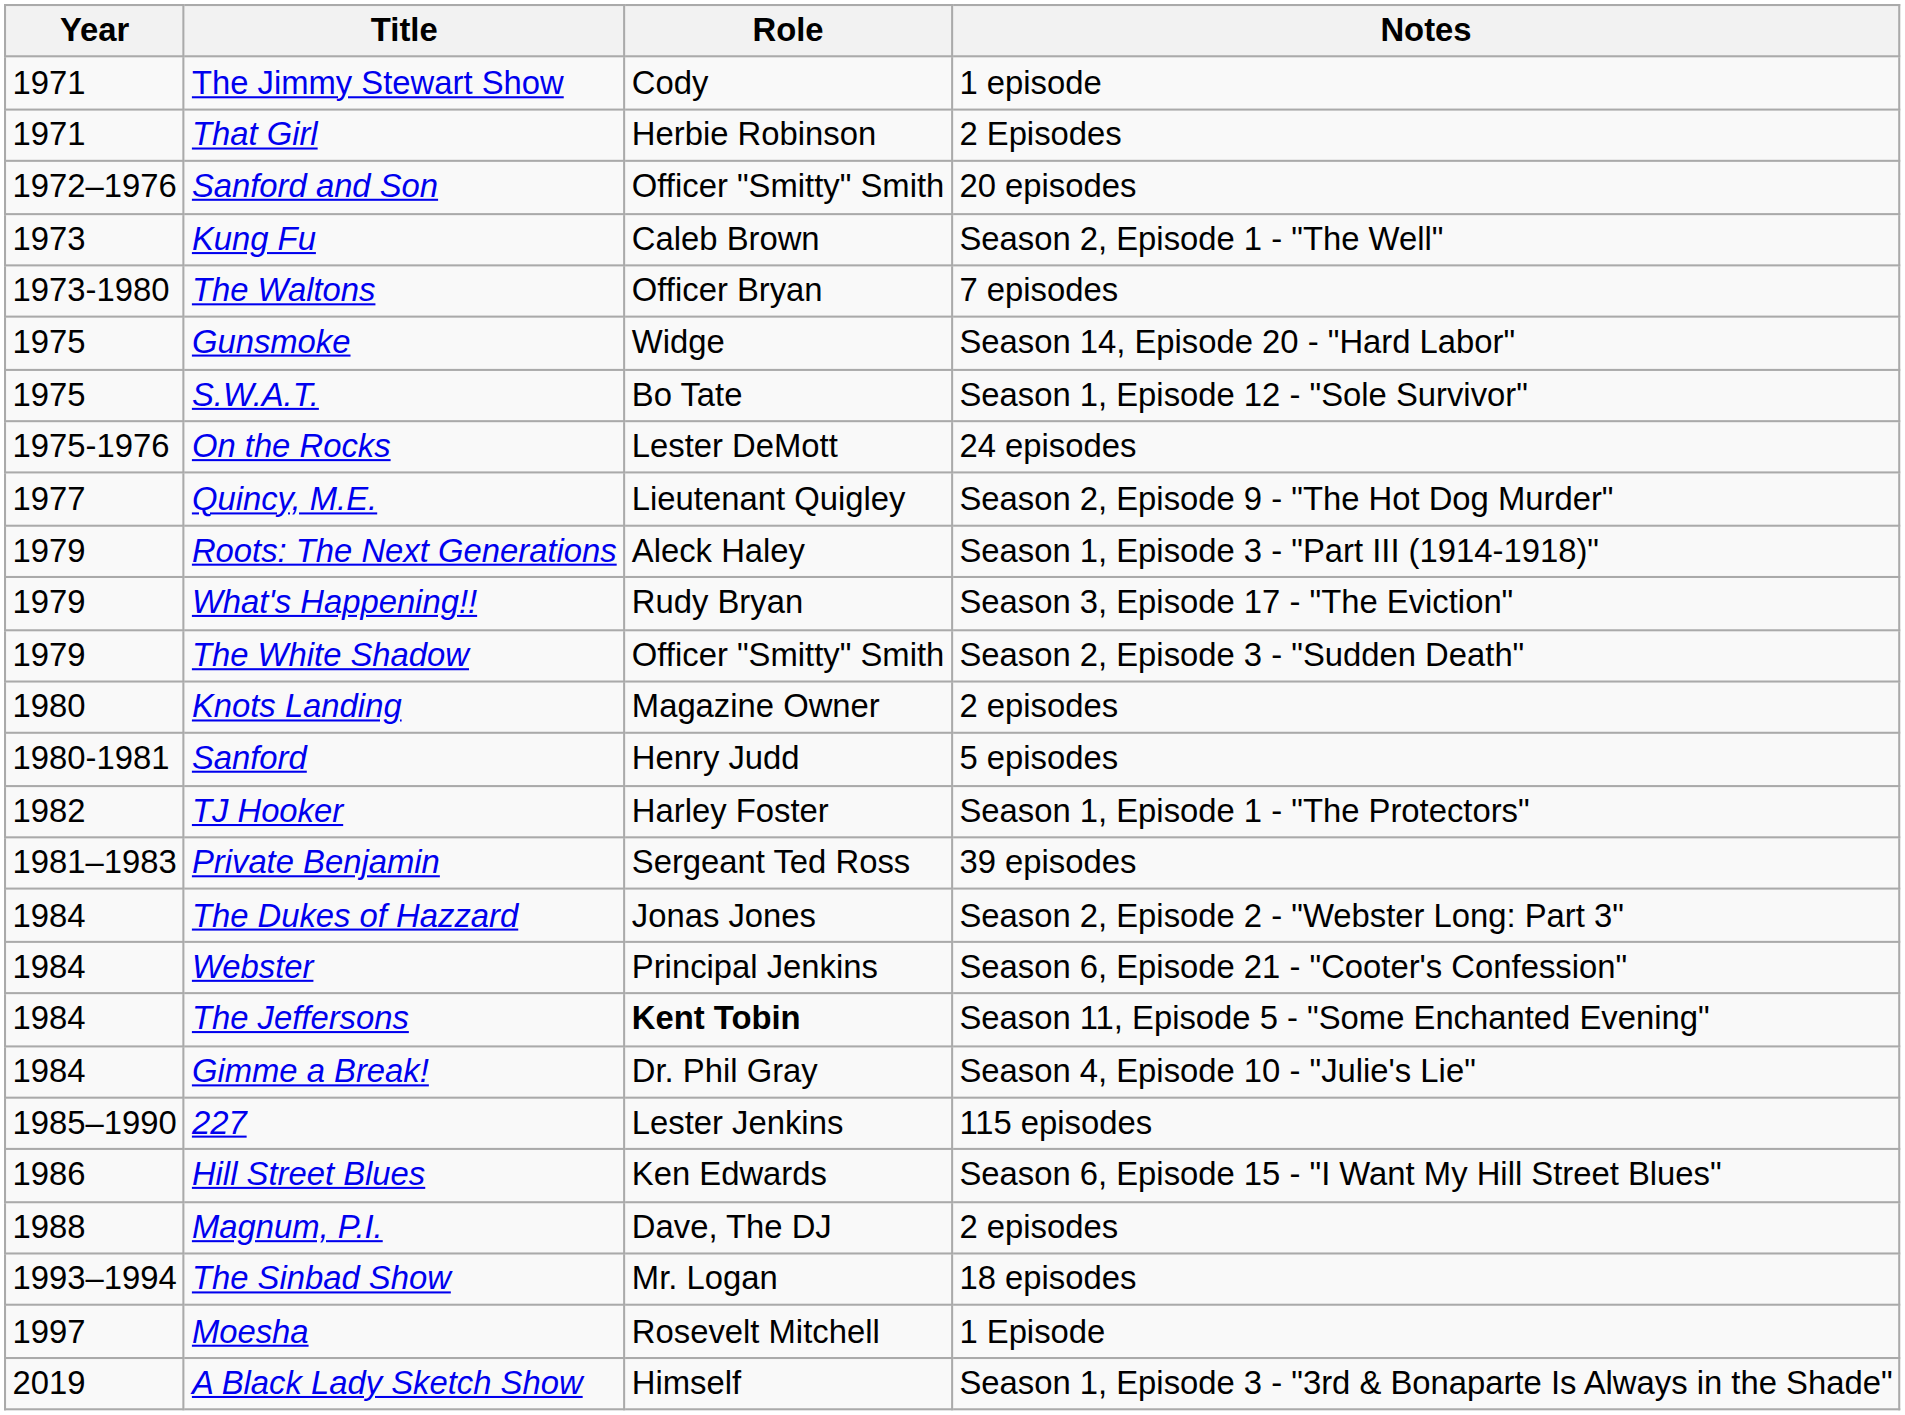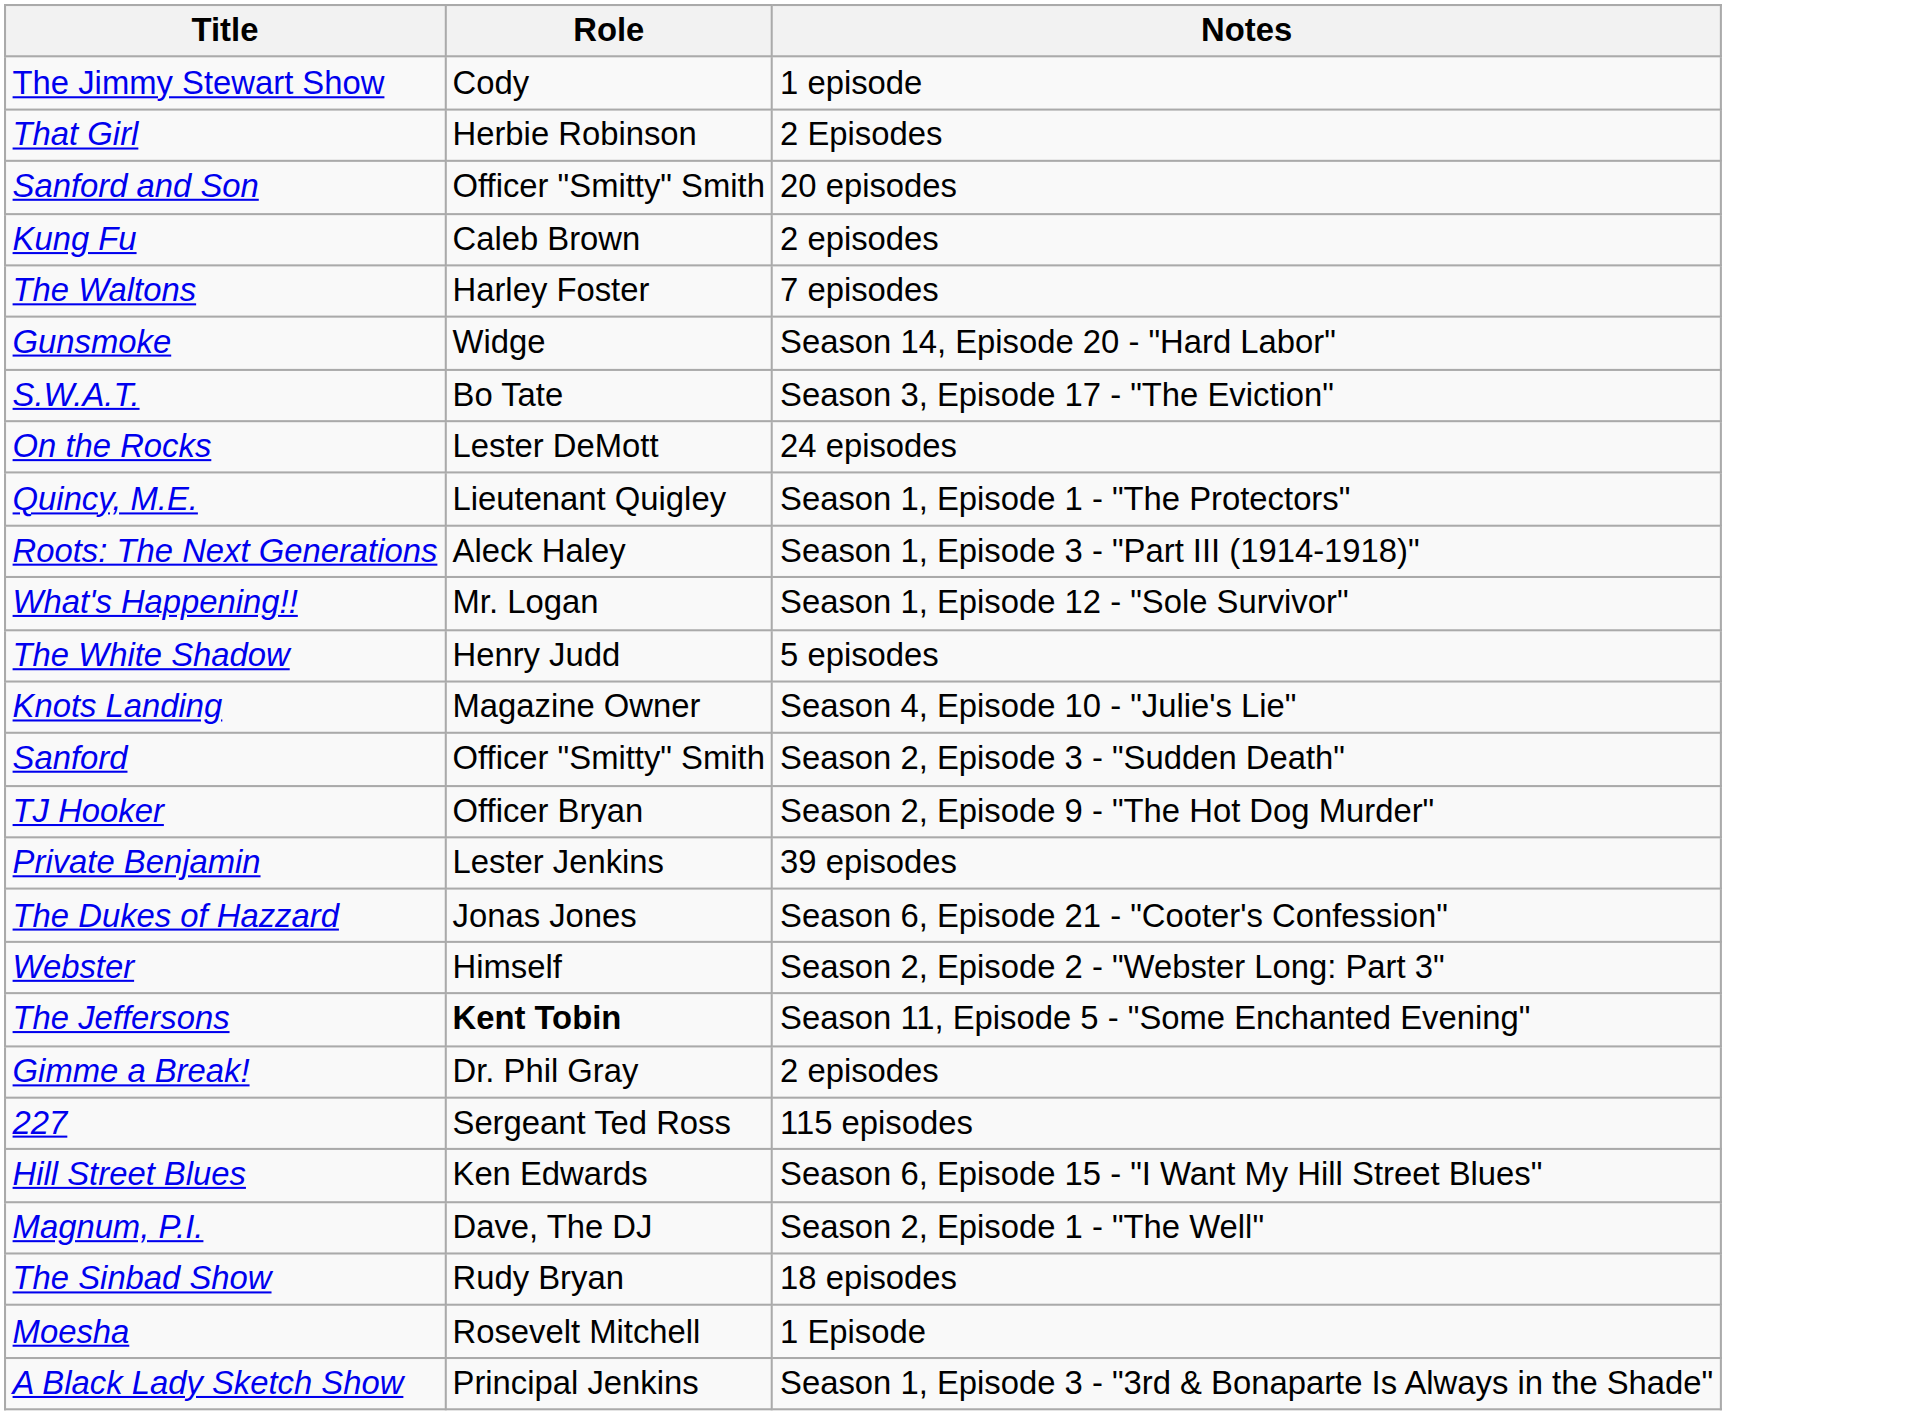- column: (95, 30)
(1201, 238) Season 2, Episode 1 - "The Well" -> (859, 238) 2 episodes
(727, 290) Officer Bryan -> (551, 290) Harley Foster
(1244, 394) Season 1, Episode 12 - "Sole Survivor" -> (1057, 394) Season 3, Episode 17 - "The Eviction"
(1286, 498) Season 2, Episode 9 - "The Hot Dog Murder" -> (1065, 498) Season 1, Episode 1 - "The Protectors"
(717, 602) Rudy Bryan -> (525, 602) Mr. Logan
(1236, 602) Season 3, Episode 17 - "The Eviction" -> (1064, 602) Season 1, Episode 12 - "Sole Survivor"
(788, 654) Officer "Smitty" Smith -> (536, 654) Henry Judd
(1242, 654) Season 2, Episode 3 - "Sudden Death" -> (859, 654) 5 episodes
(1039, 706) 2 episodes -> (1038, 706) Season 4, Episode 10 - "Julie's Lie"
(716, 758) Henry Judd -> (609, 758) Officer "Smitty" Smith
(1039, 758) 5 episodes -> (1063, 758) Season 2, Episode 3 - "Sudden Death"
(730, 810) Harley Foster -> (548, 810) Officer Bryan
(1245, 810) Season 1, Episode 1 - "The Protectors" -> (1107, 810) Season 2, Episode 9 - "The Hot Dog Murder"
(771, 862) Sergeant Ted Ross -> (558, 862) Lester Jenkins
(1292, 914) Season 2, Episode 2 - "Webster Long: Part 3" -> (1114, 914) Season 6, Episode 21 - "Cooter's Confession"
(755, 966) Principal Jenkins -> (507, 966) Himself
(1293, 966) Season 6, Episode 21 - "Cooter's Confession" -> (1112, 966) Season 2, Episode 2 - "Webster Long: Part 3"
(1218, 1070) Season 4, Episode 10 - "Julie's Lie" -> (859, 1070) 2 episodes
(738, 1122) Lester Jenkins -> (592, 1122) Sergeant Ted Ross
(1039, 1226) 2 episodes -> (1022, 1226) Season 2, Episode 1 - "The Well"
(705, 1278) Mr. Logan -> (538, 1278) Rudy Bryan
(686, 1382) Himself -> (576, 1382) Principal Jenkins
